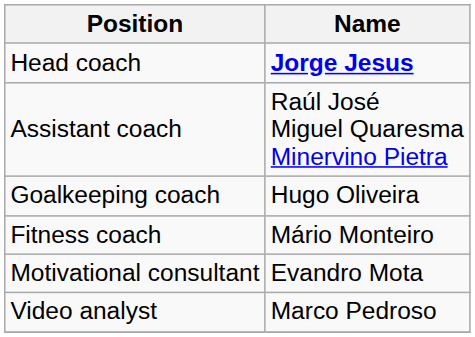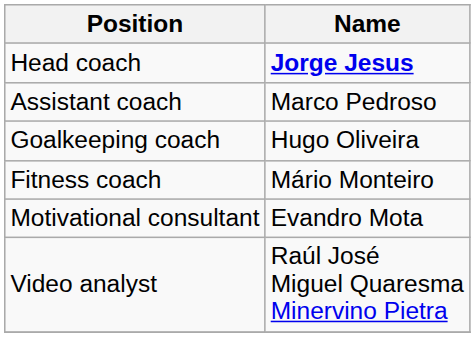(367, 129) Raúl José Miguel Quaresma Minervino Pietra -> (354, 101) Marco Pedroso
(354, 311) Marco Pedroso -> (367, 284) Raúl José Miguel Quaresma Minervino Pietra
